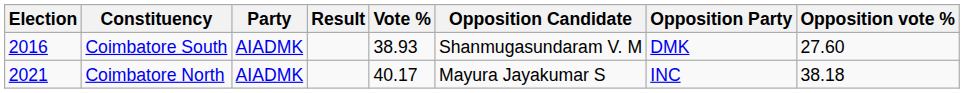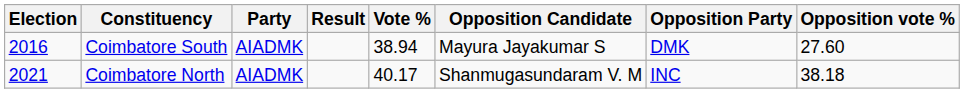(395, 47) 38.93 -> (395, 47) 38.94
(541, 47) Shanmugasundaram V. M -> (522, 47) Mayura Jayakumar S
(522, 75) Mayura Jayakumar S -> (541, 75) Shanmugasundaram V. M
